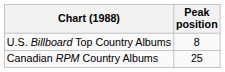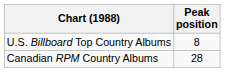(197, 59) 25 -> (197, 59) 28
